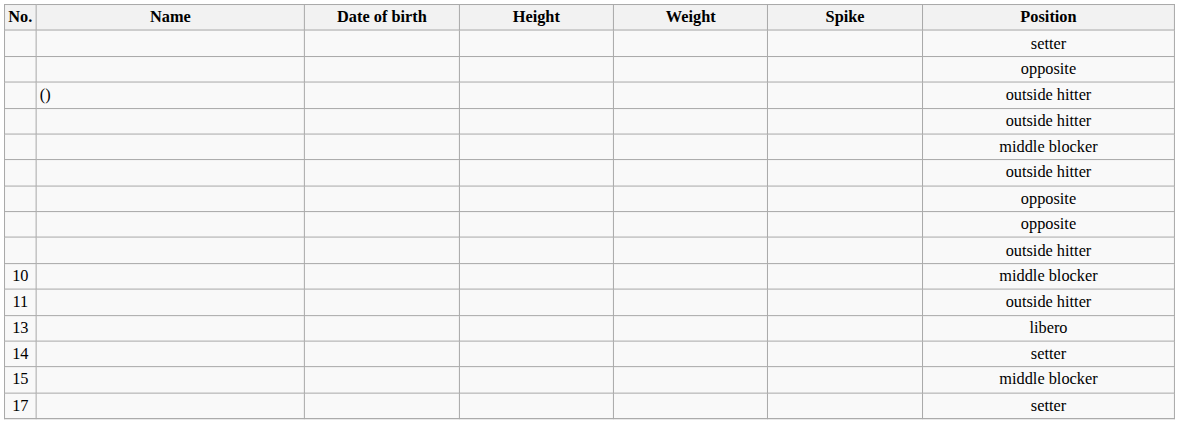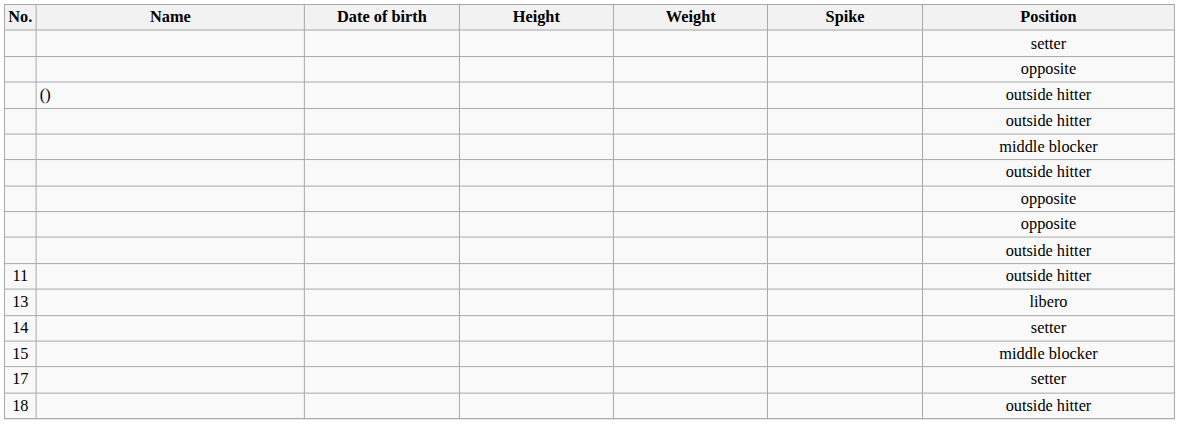- row: (20, 276)
+ row: (20, 405)
